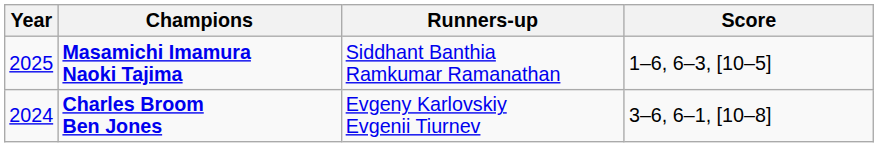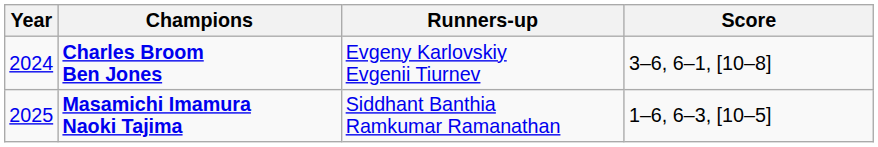rows swapped: (157, 63) <-> (133, 116)
